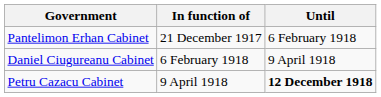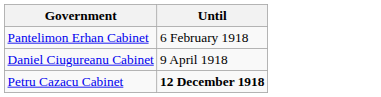- column: (211, 15)
